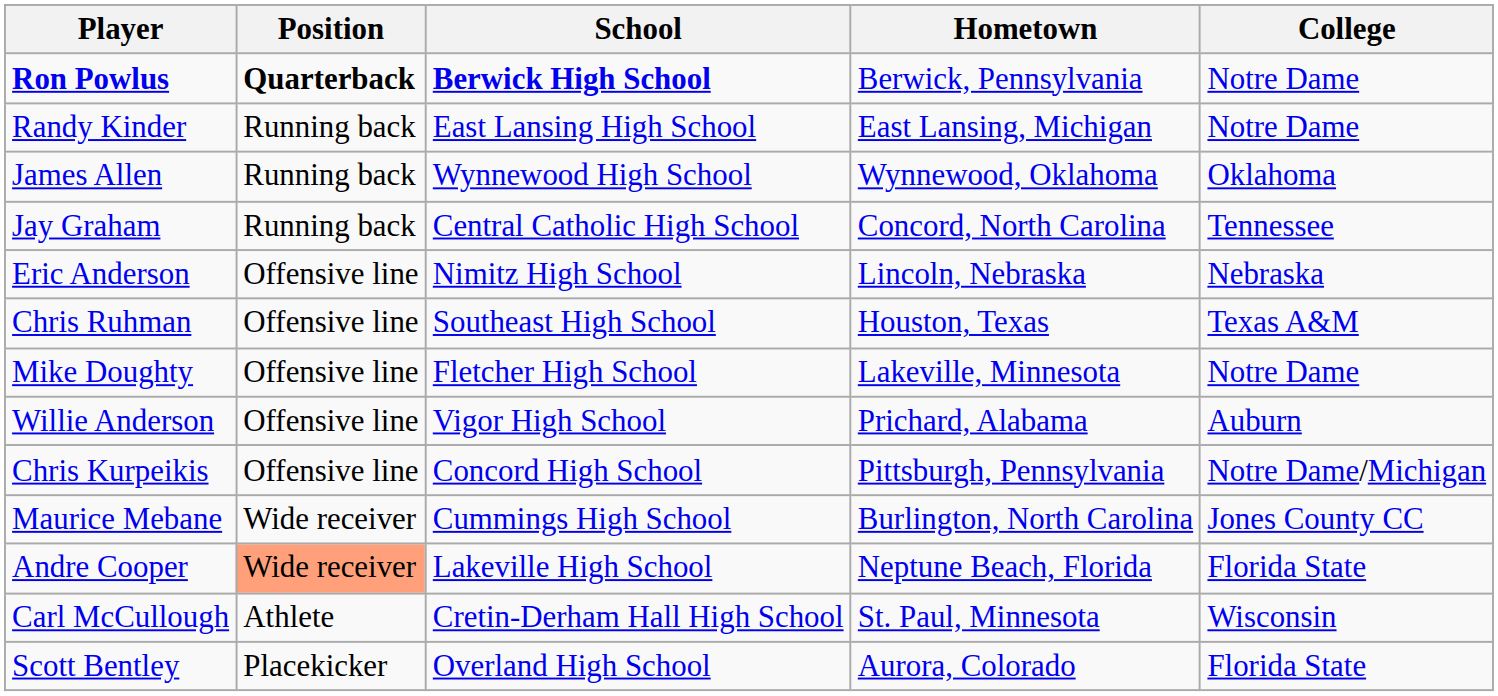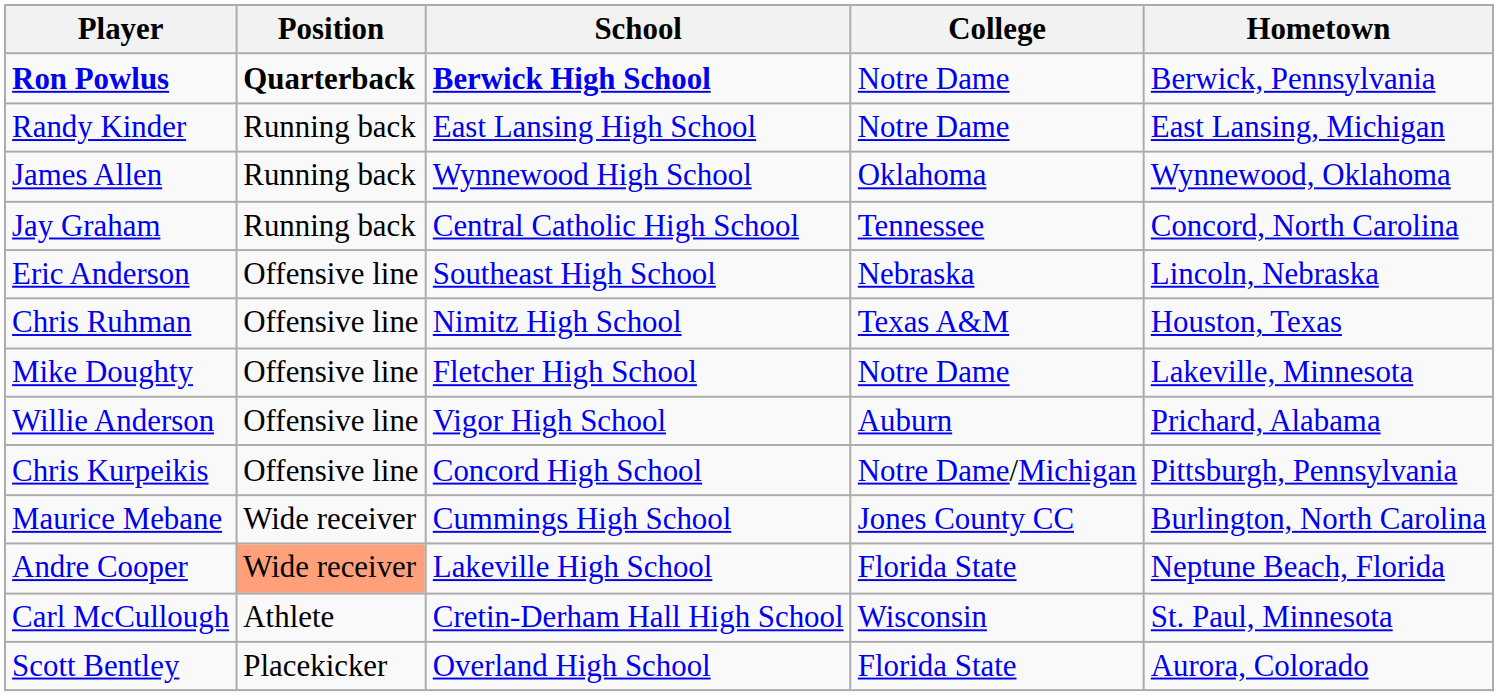columns swapped: (1025, 28) <-> (1347, 28)
(557, 273) Nimitz High School -> (574, 273) Southeast High School
(574, 322) Southeast High School -> (557, 322) Nimitz High School
